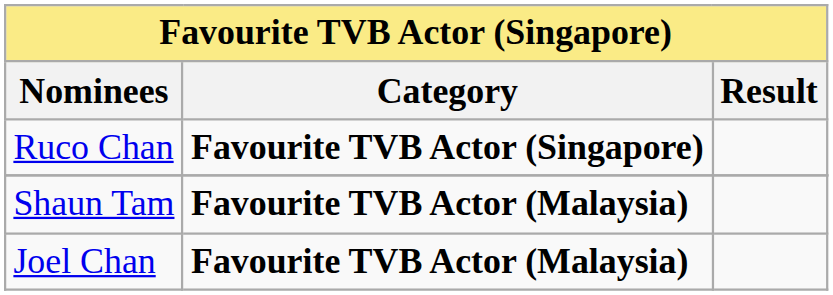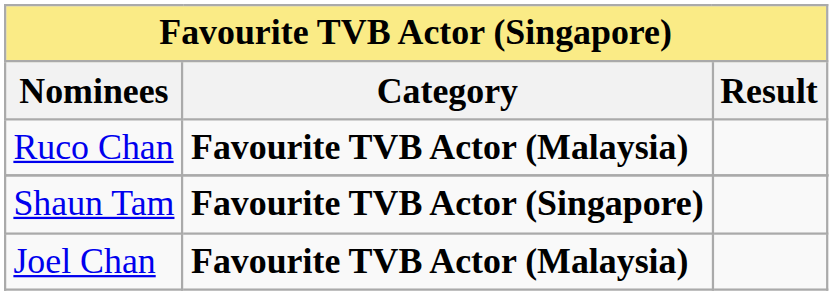(447, 146) Favourite TVB Actor (Singapore) -> (440, 146) Favourite TVB Actor (Malaysia)
(440, 203) Favourite TVB Actor (Malaysia) -> (447, 203) Favourite TVB Actor (Singapore)
